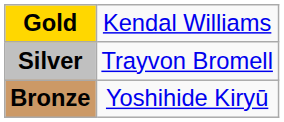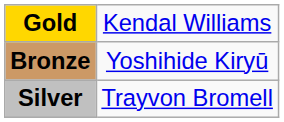rows swapped: (50, 60) <-> (50, 98)
